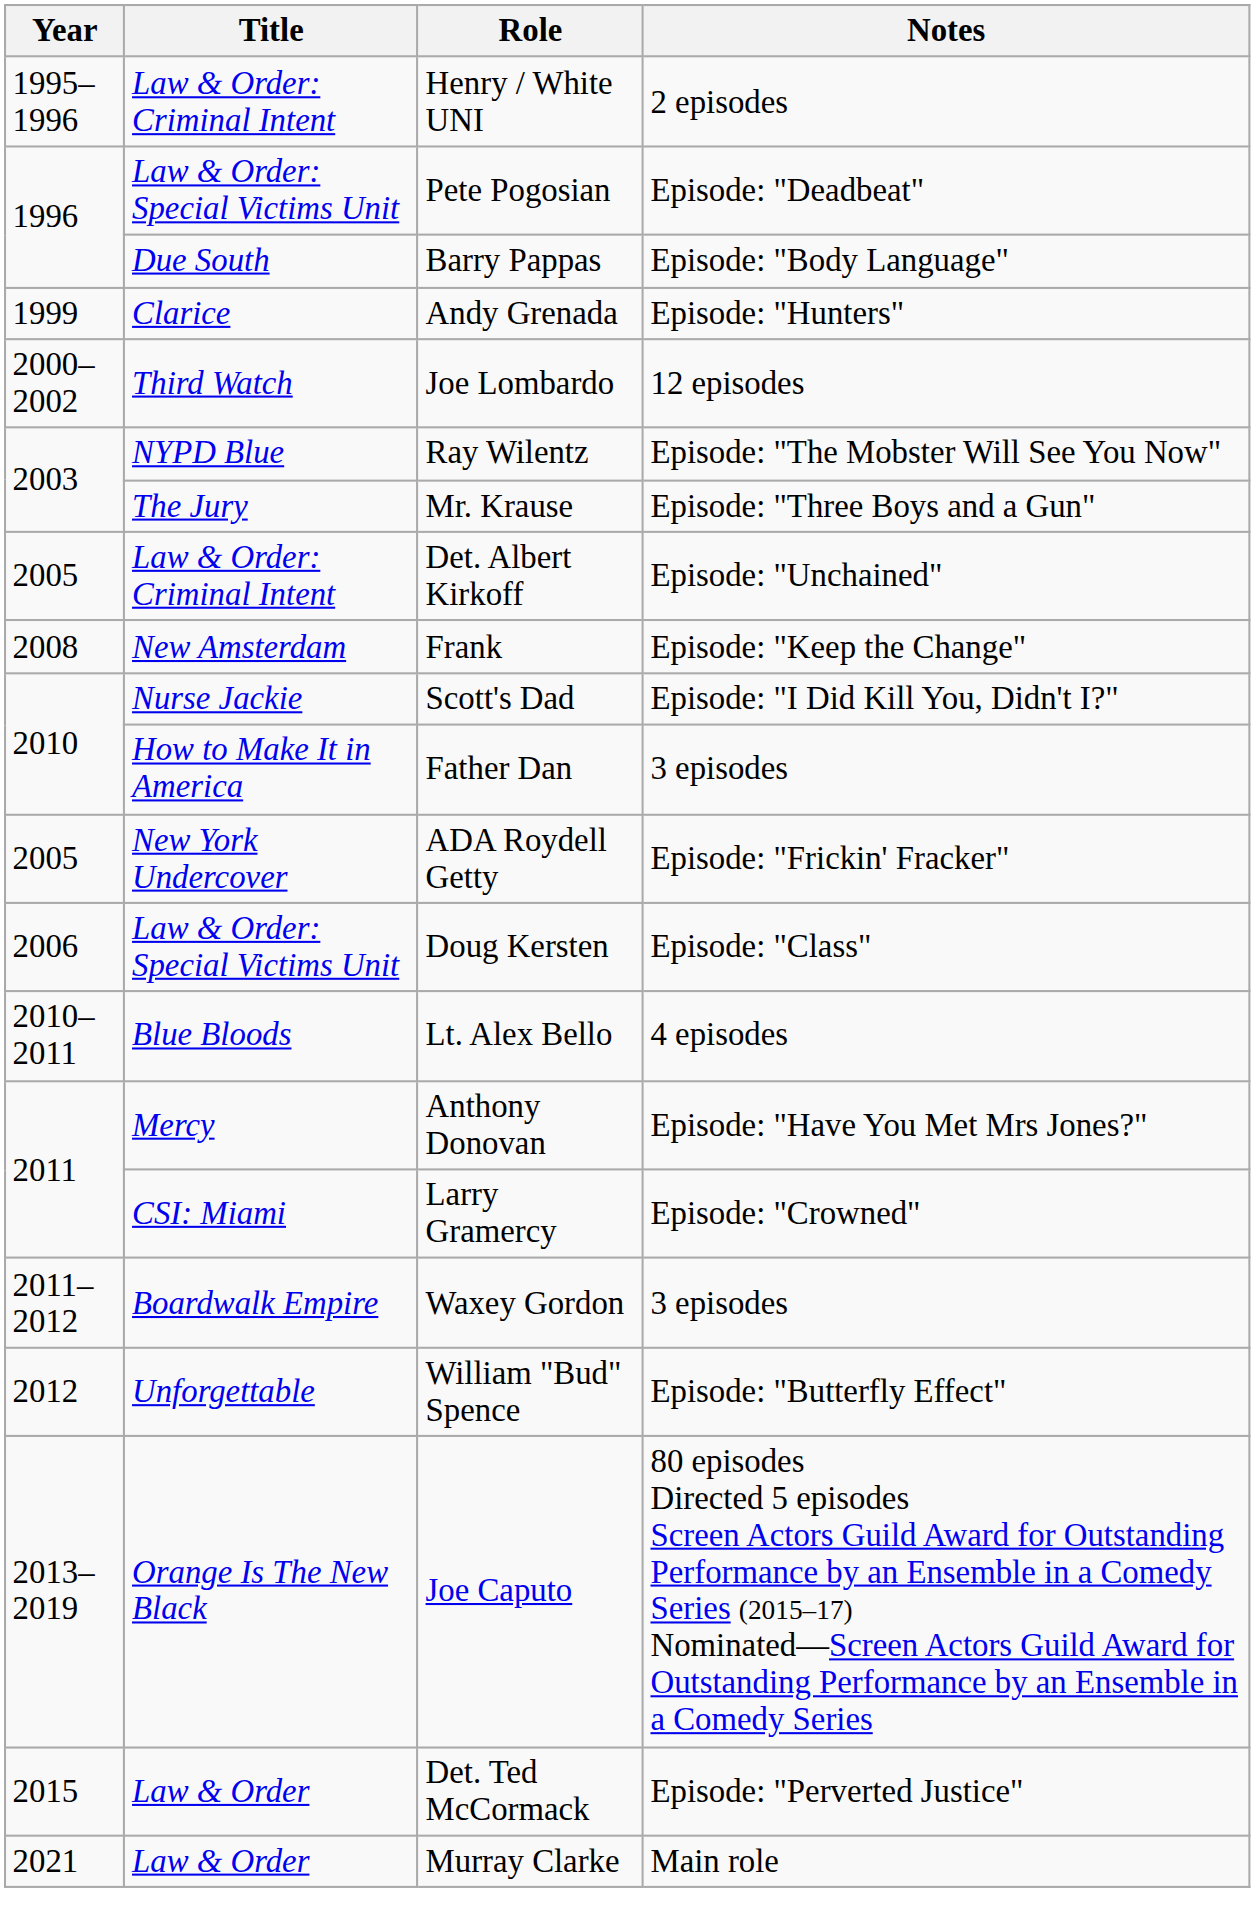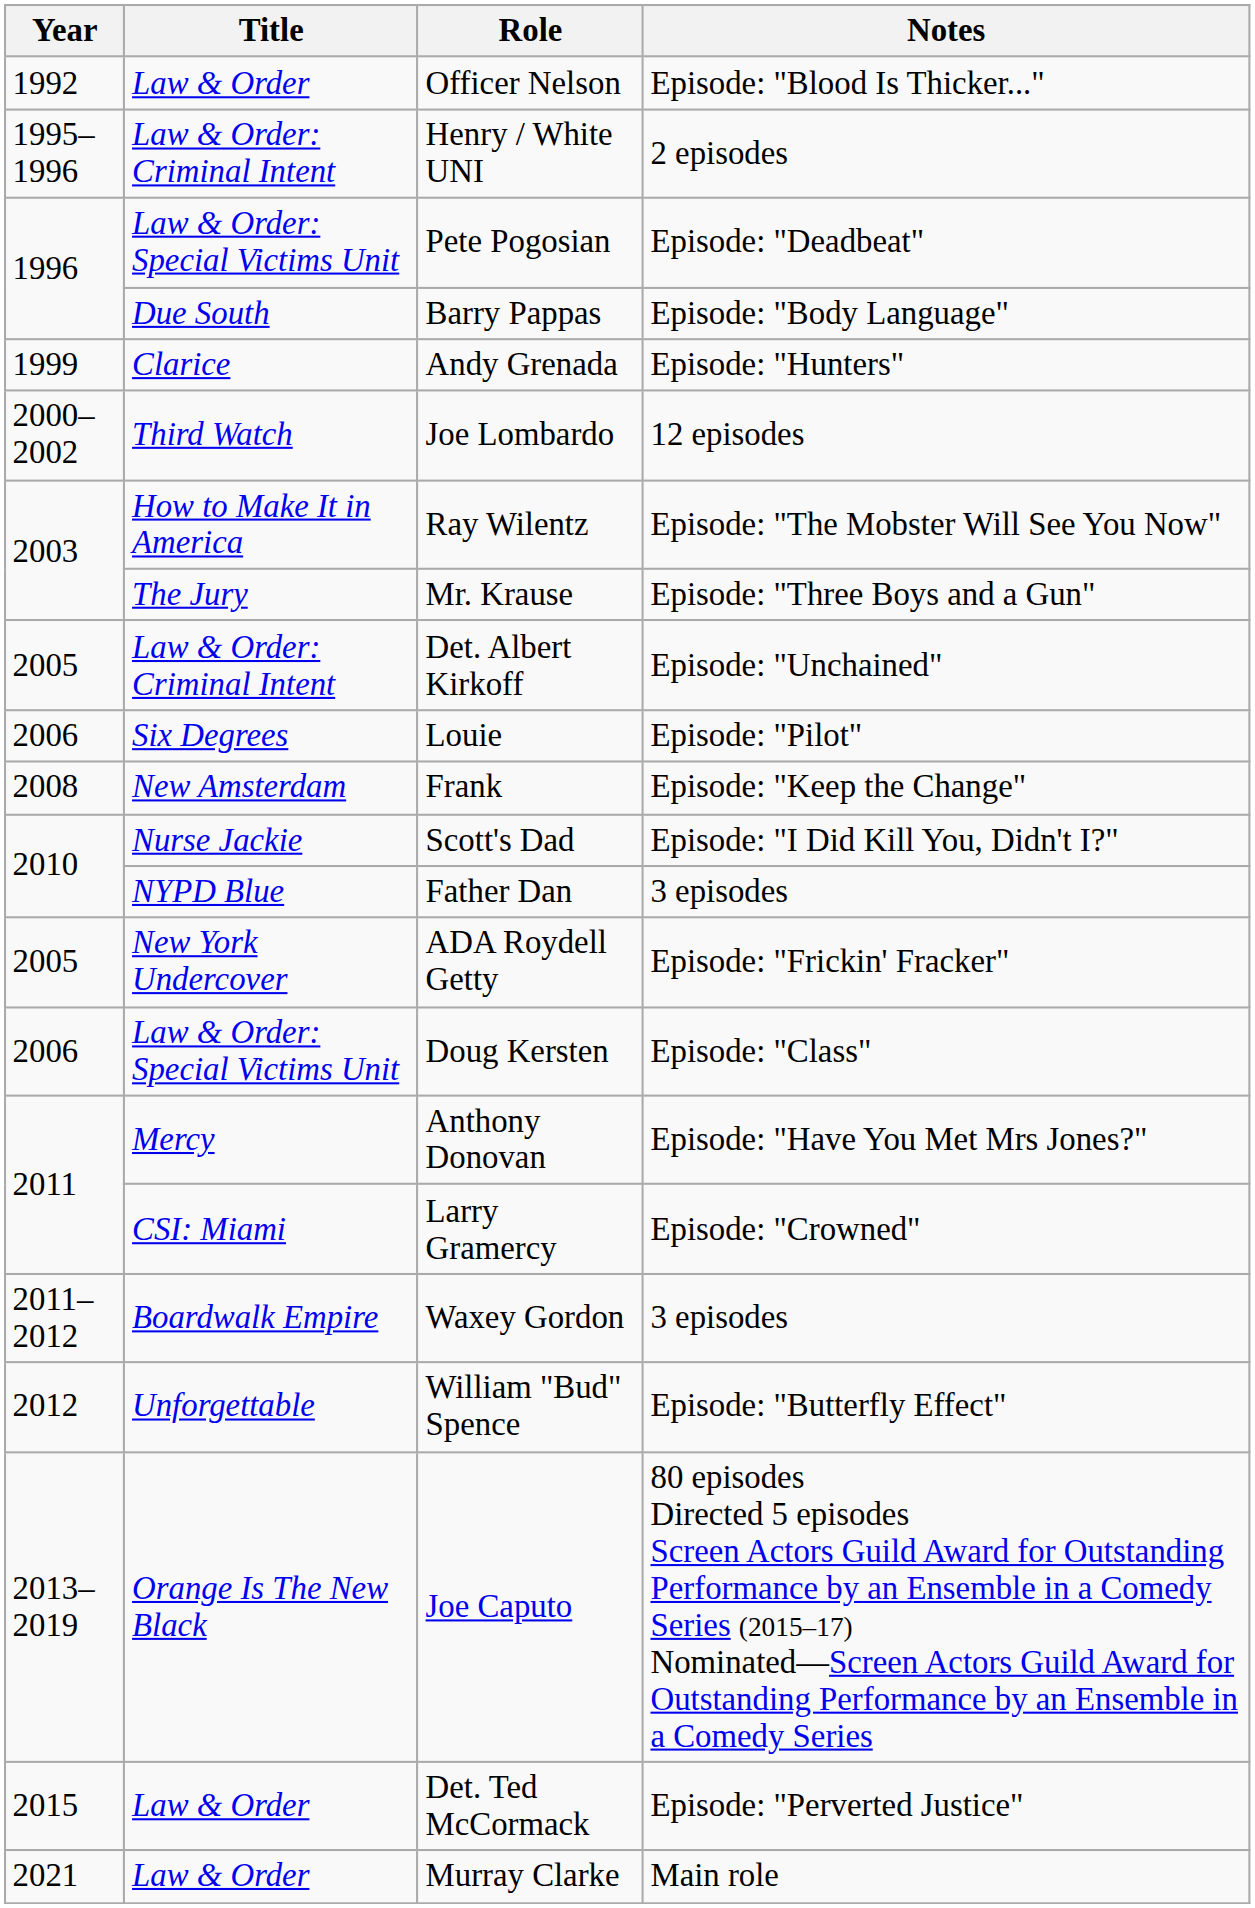+ row: (523, 82)
(208, 453) NYPD Blue -> (251, 523) How to Make It in America
+ row: (464, 735)
(251, 768) How to Make It in America -> (208, 891) NYPD Blue
- row: (519, 1035)
